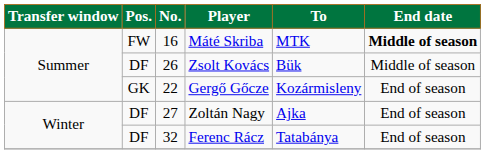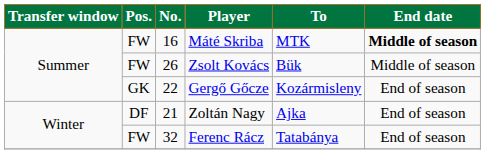(139, 64) DF -> (139, 64) FW
(170, 112) 27 -> (170, 112) 21
(139, 137) DF -> (139, 137) FW
